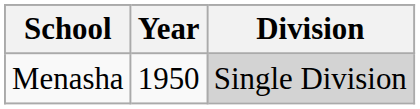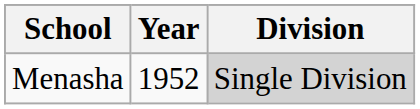(169, 77) 1950 -> (169, 77) 1952
